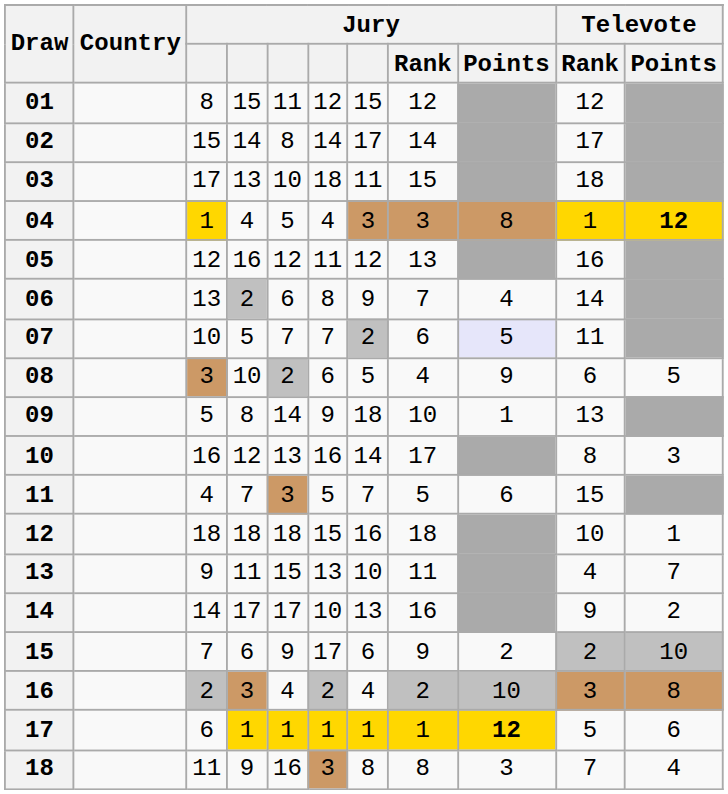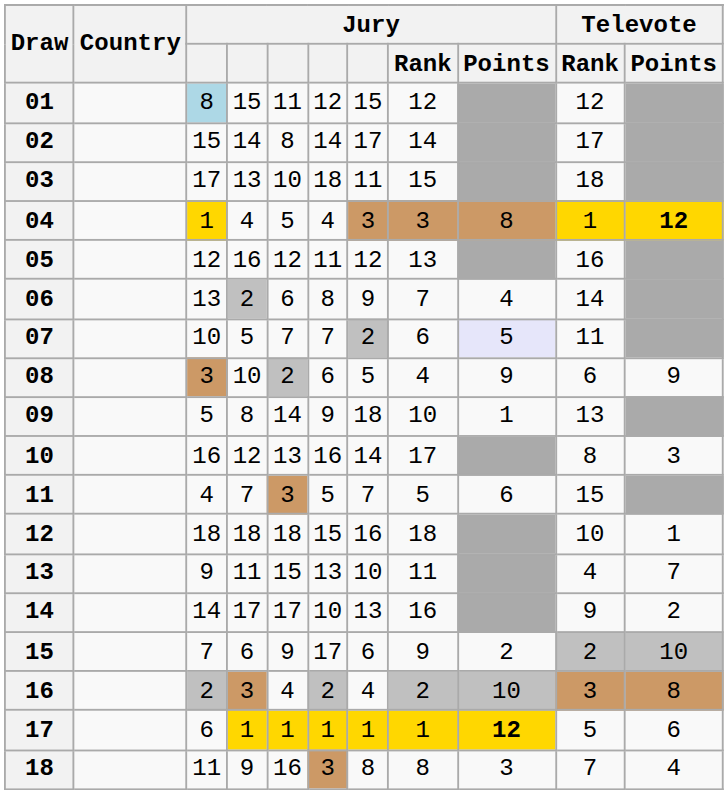(207, 103) no background -> (207, 103) lightblue background
(674, 377) 5 -> (674, 377) 9
